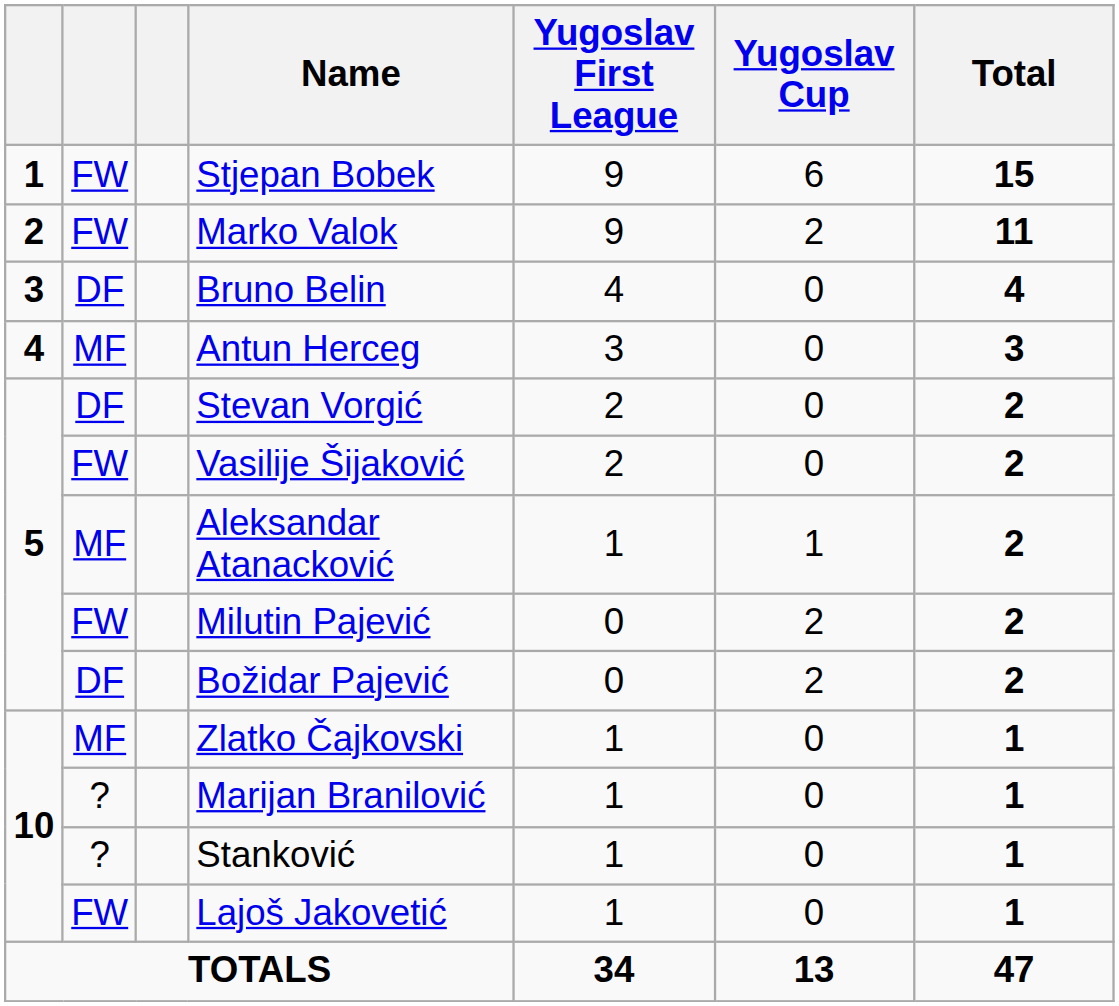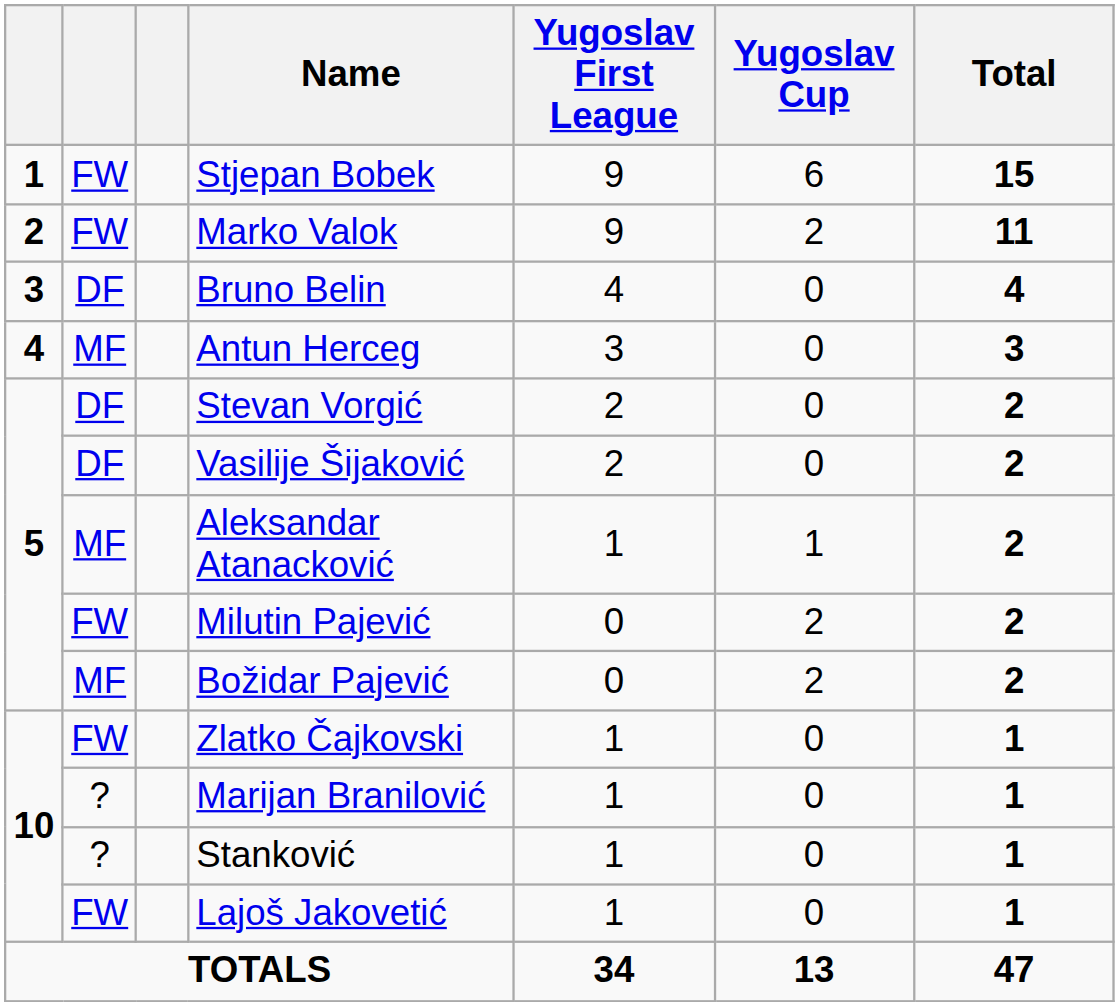(100, 464) FW -> (100, 464) DF
(100, 680) DF -> (100, 680) MF
(100, 738) MF -> (100, 738) FW
